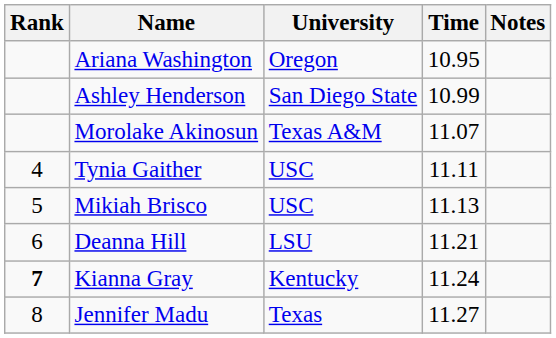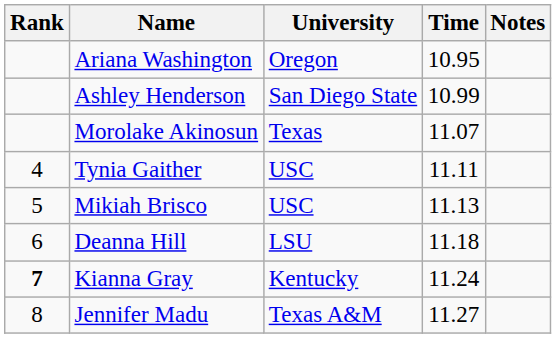(325, 132) Texas A&M -> (295, 132) Texas
(454, 242) 11.21 -> (454, 242) 11.18
(295, 315) Texas -> (325, 315) Texas A&M
